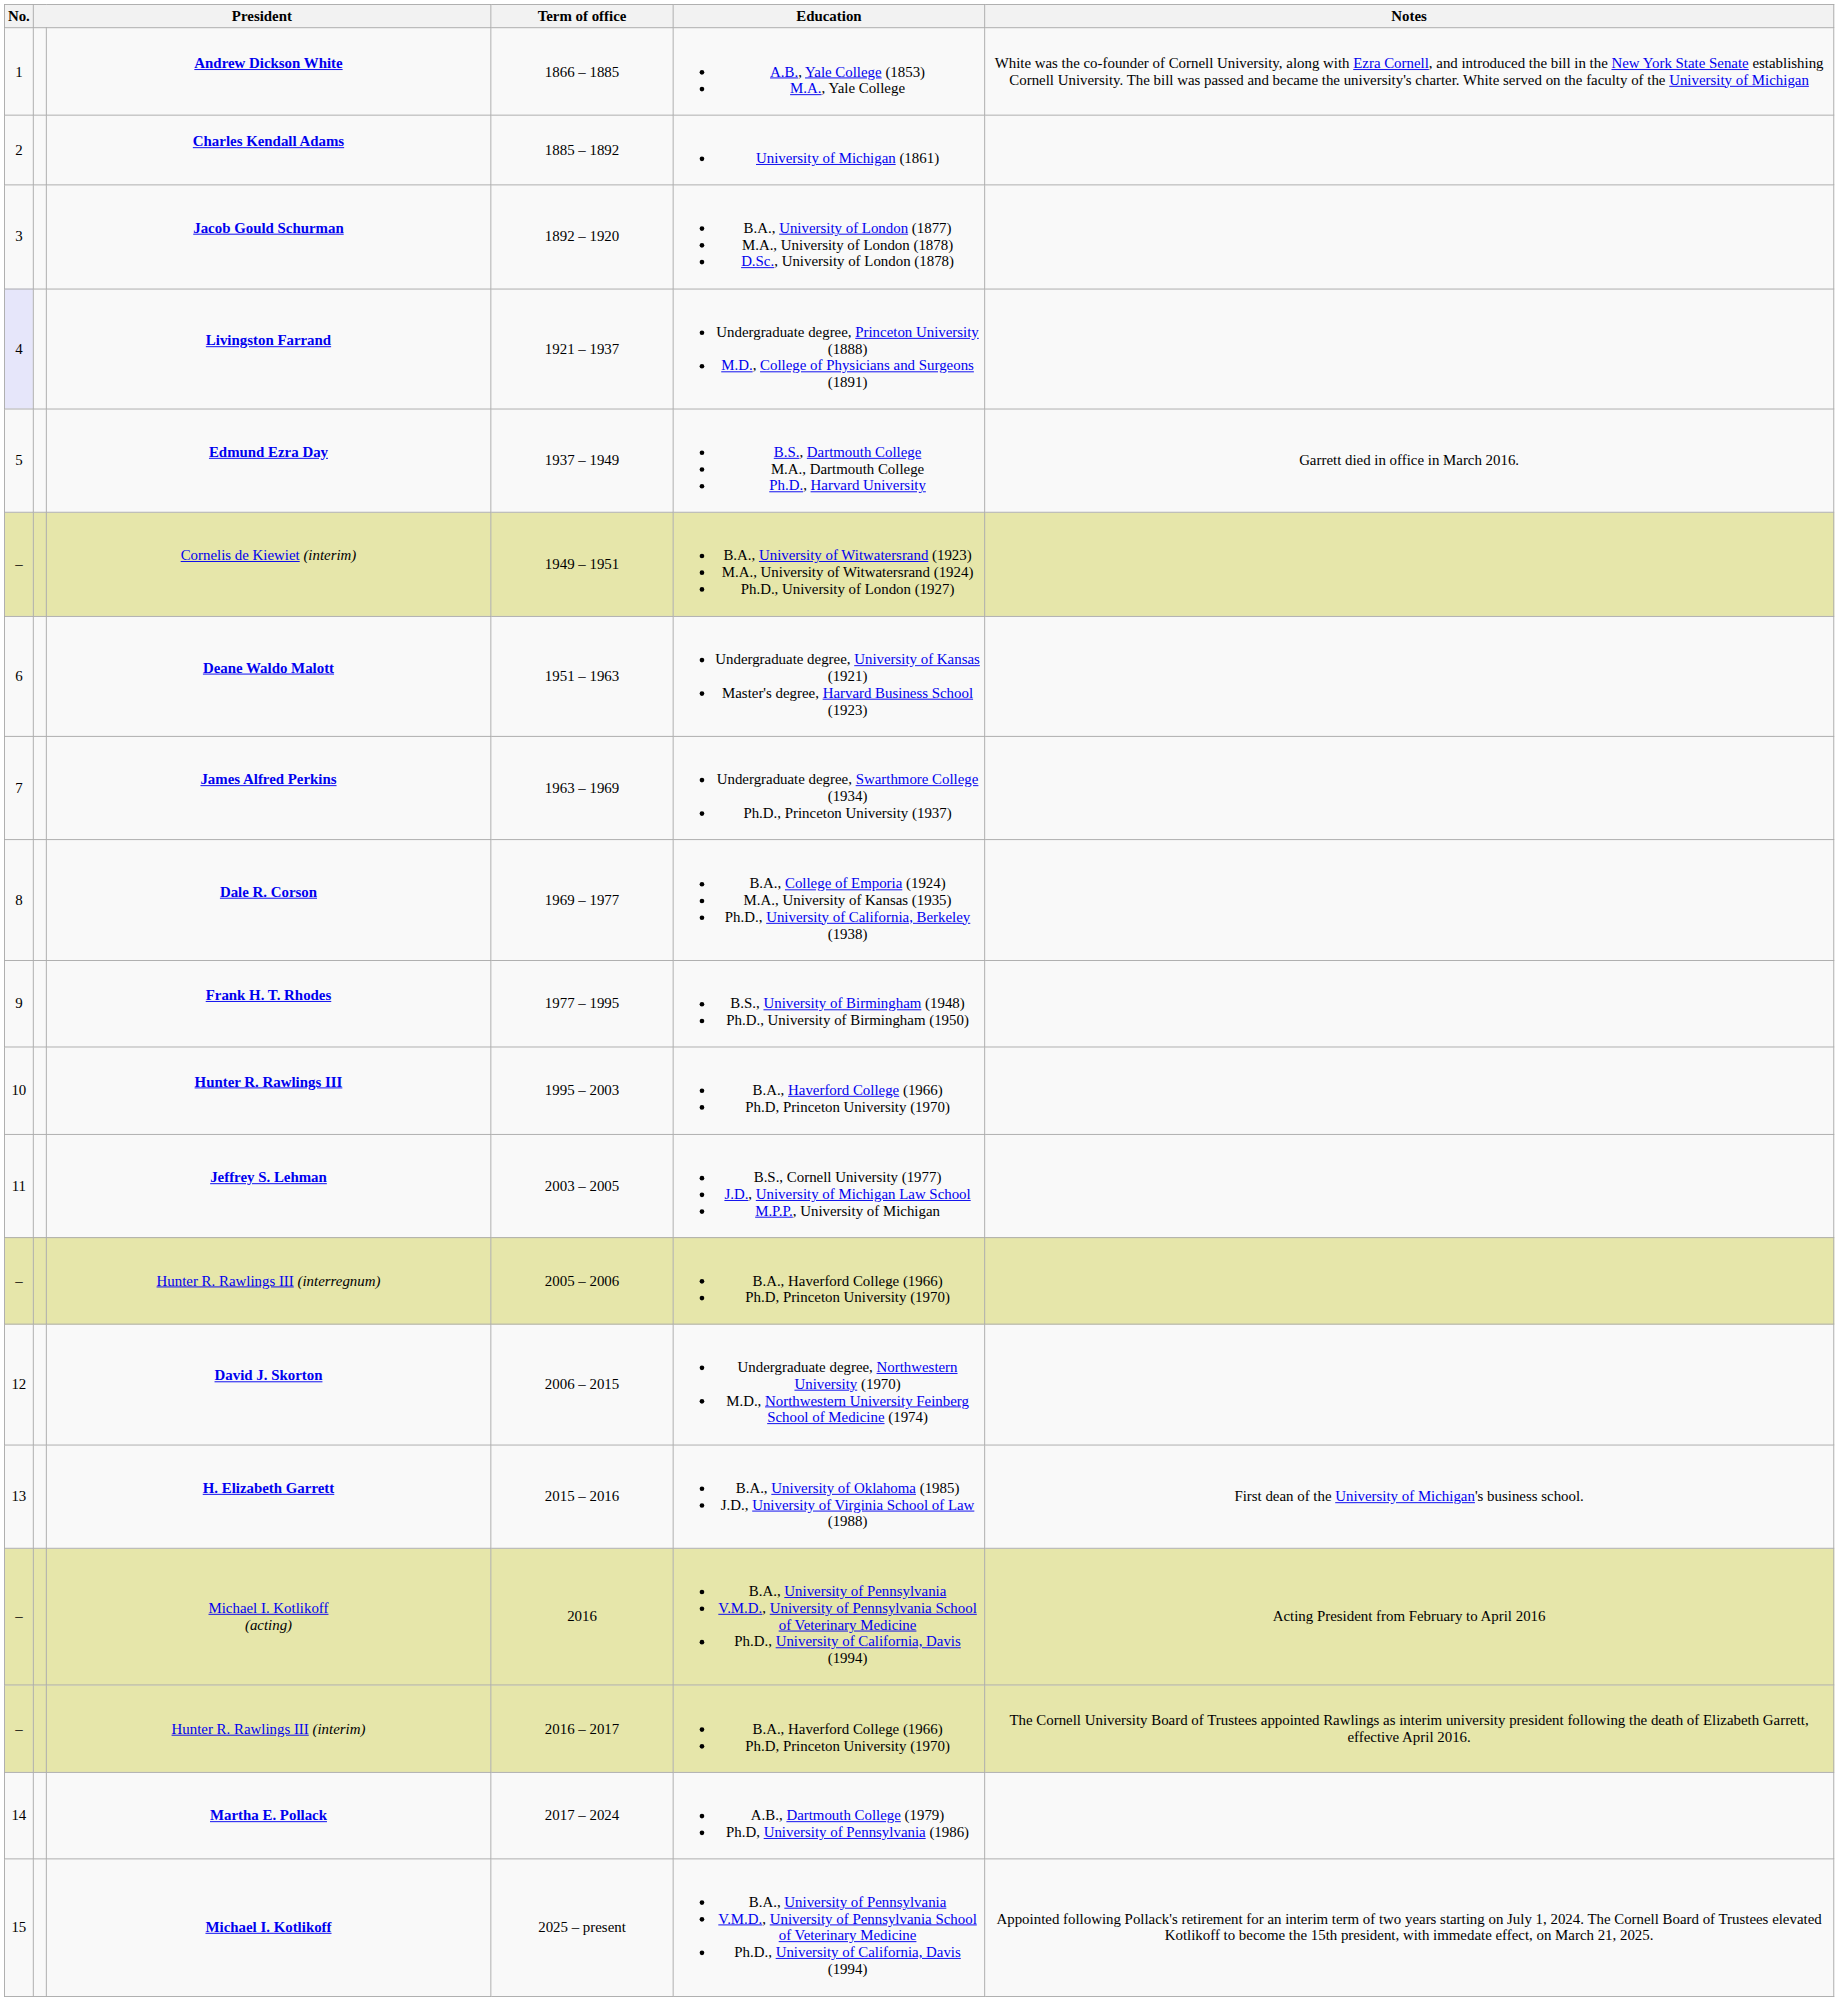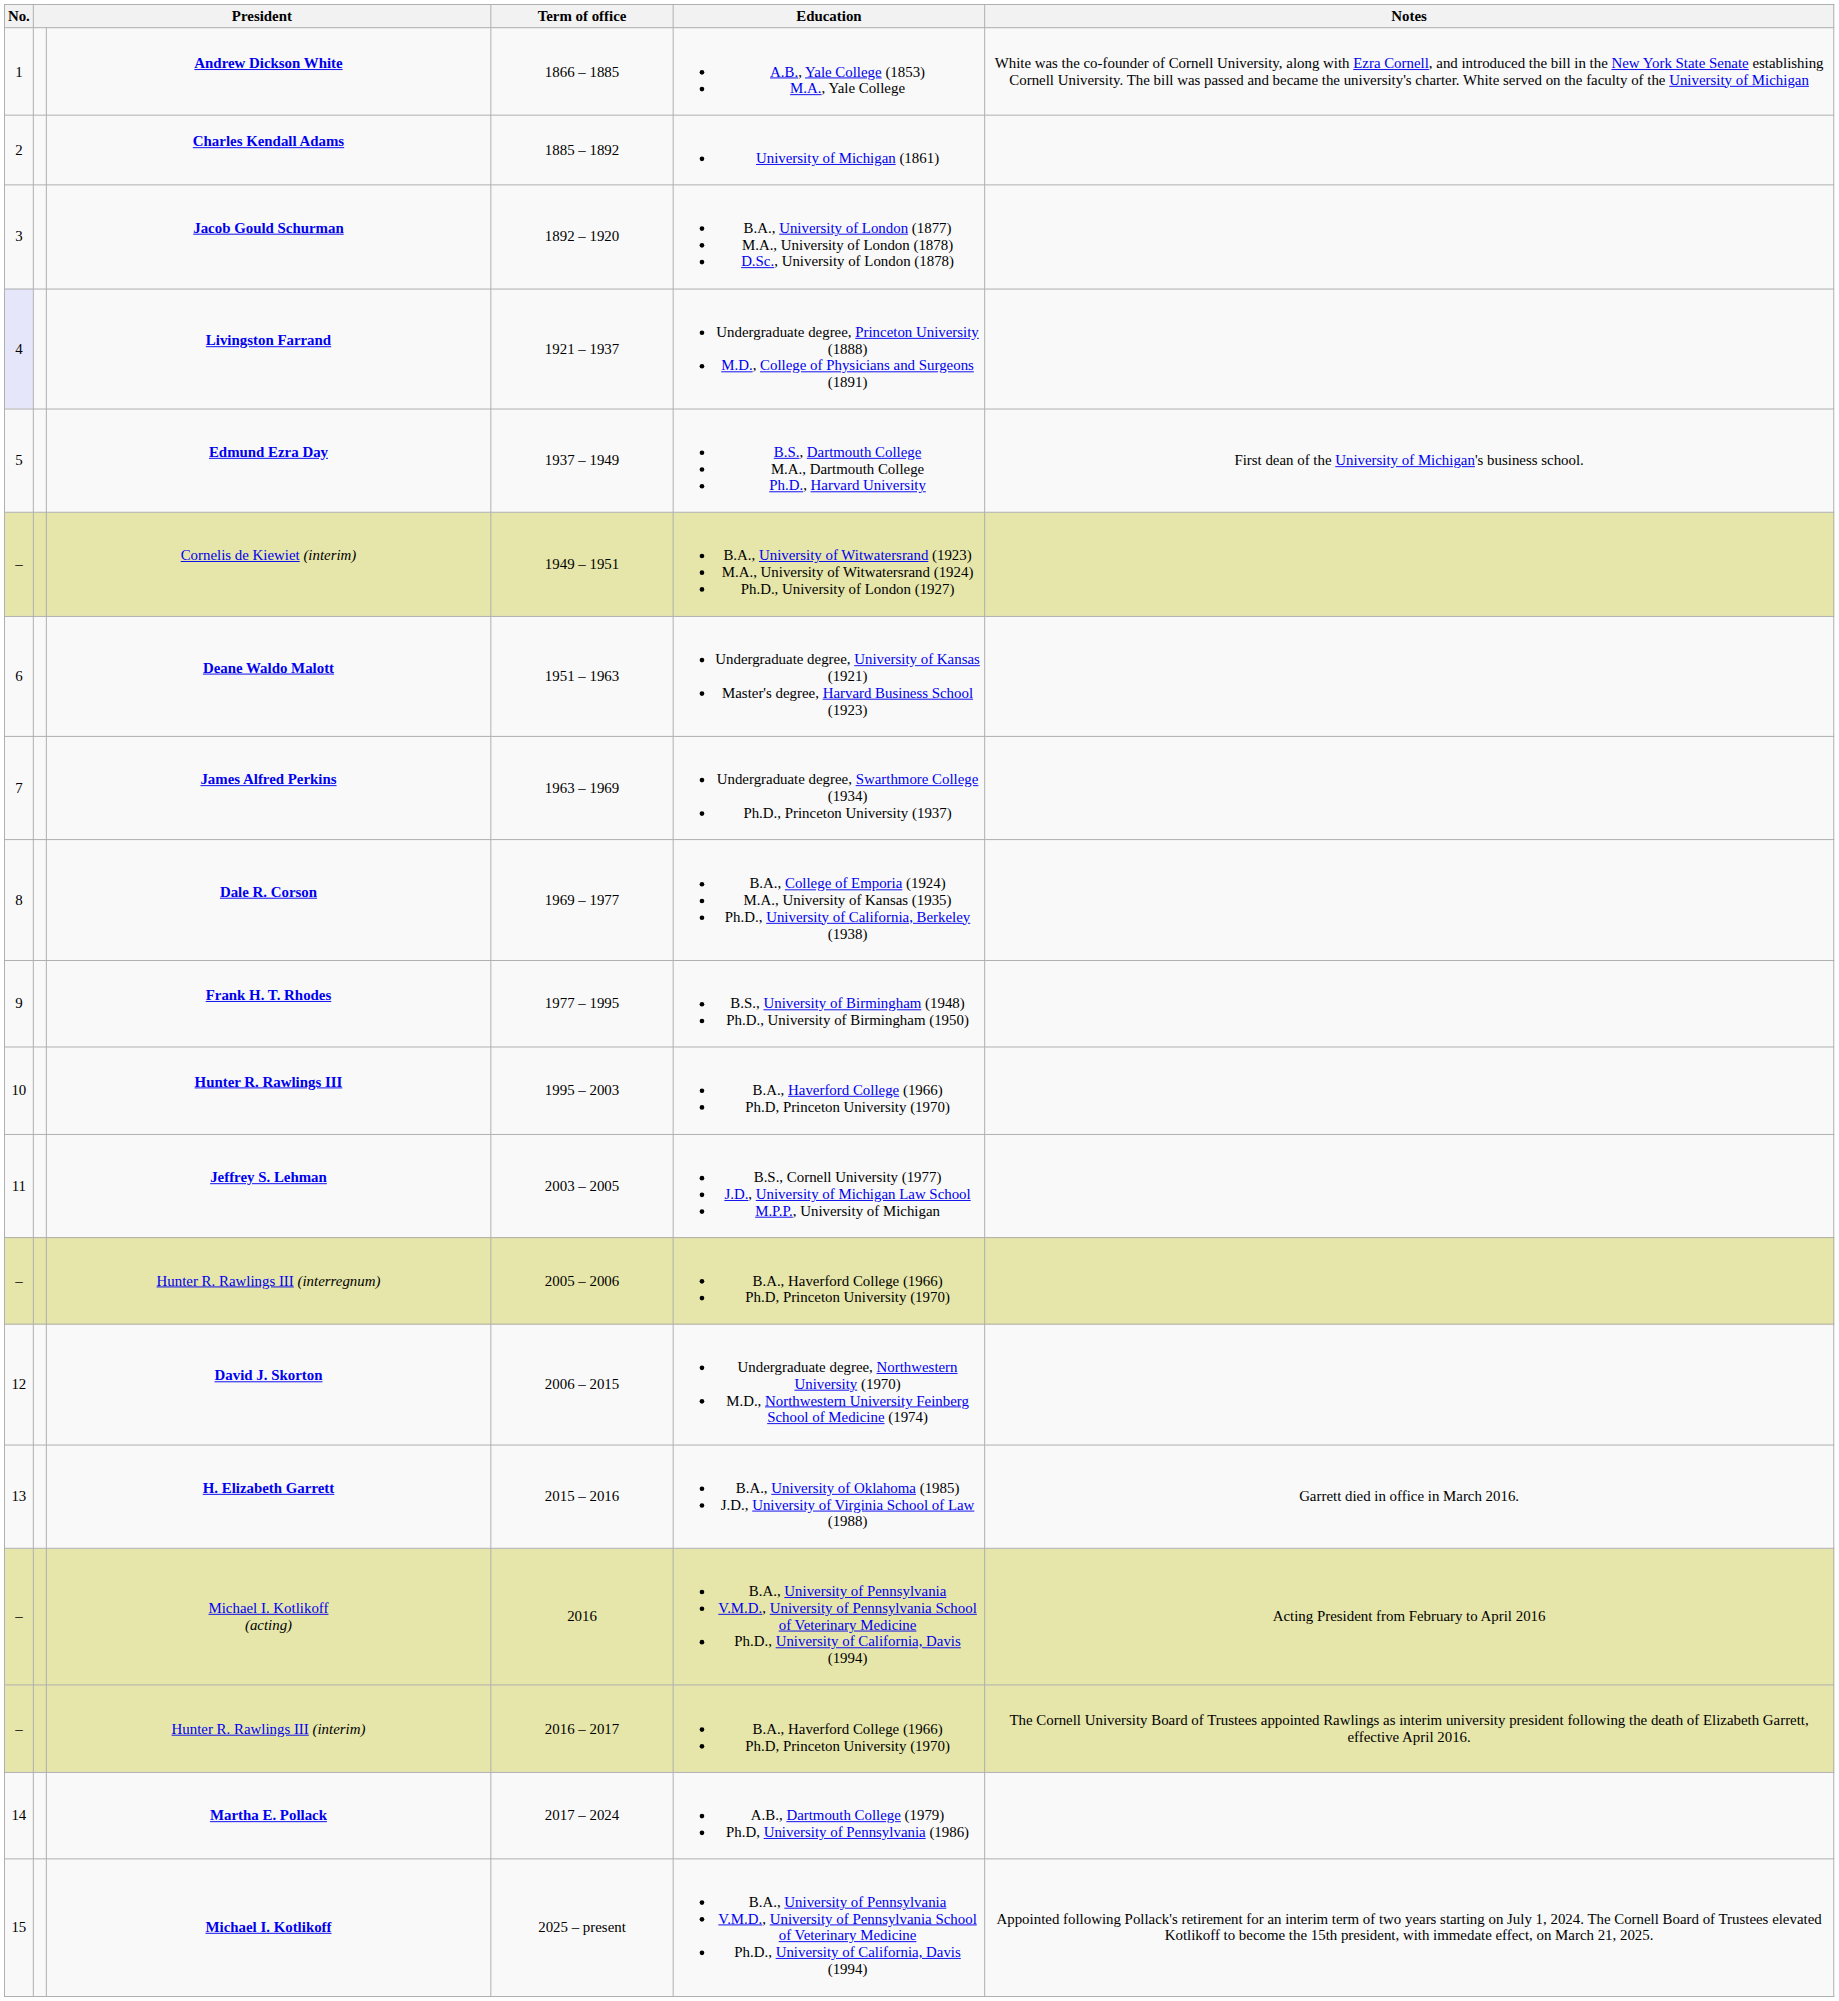(1409, 460) Garrett died in office in March 2016. -> (1409, 460) First dean of the University of Michigan's business school.
(1409, 1496) First dean of the University of Michigan's business school. -> (1409, 1496) Garrett died in office in March 2016.
